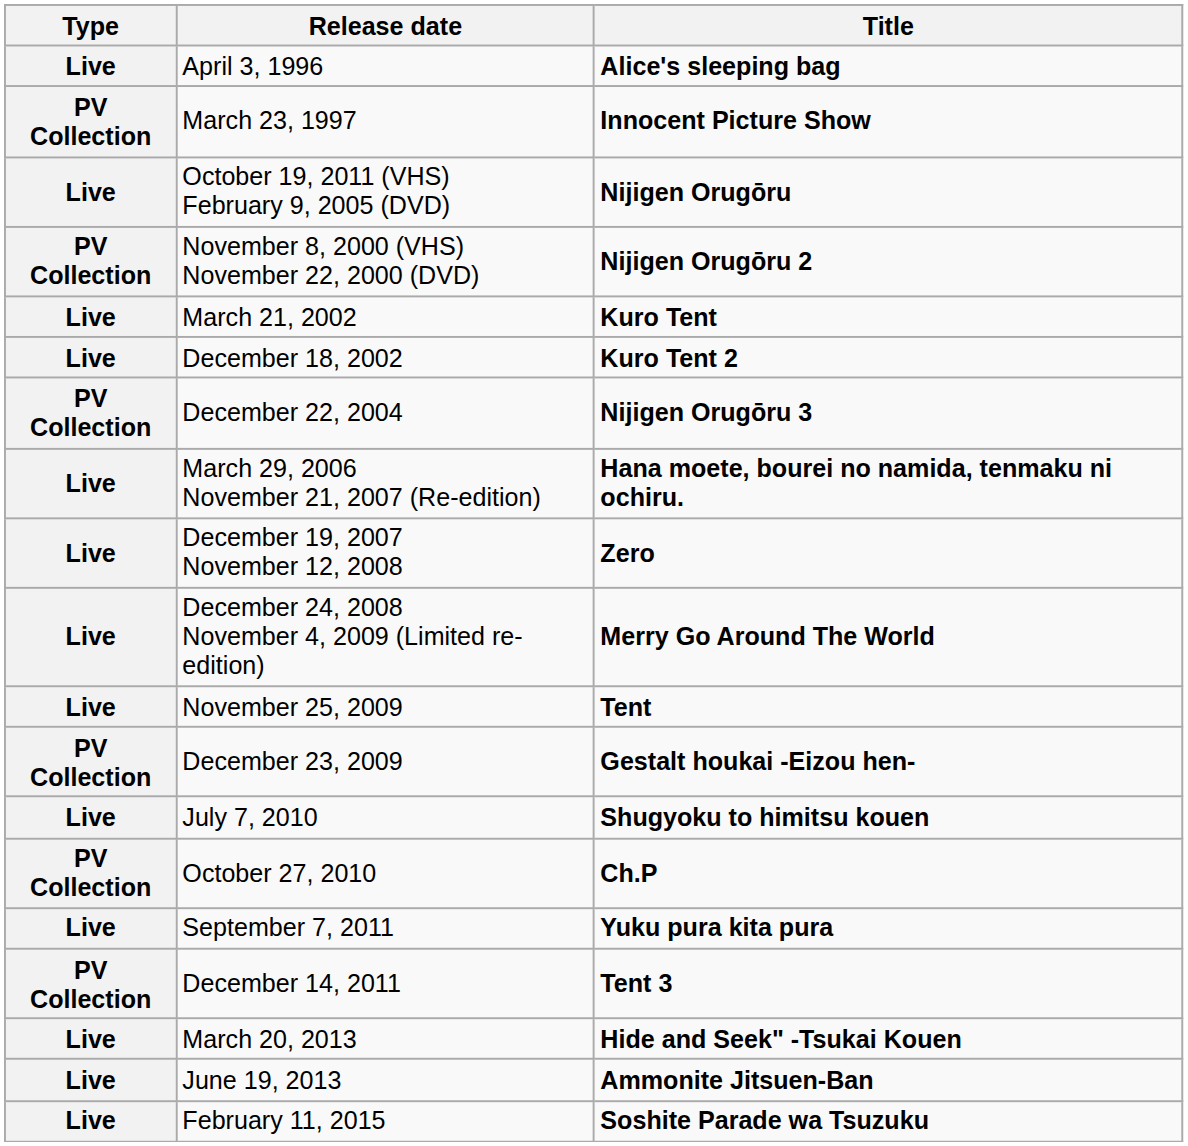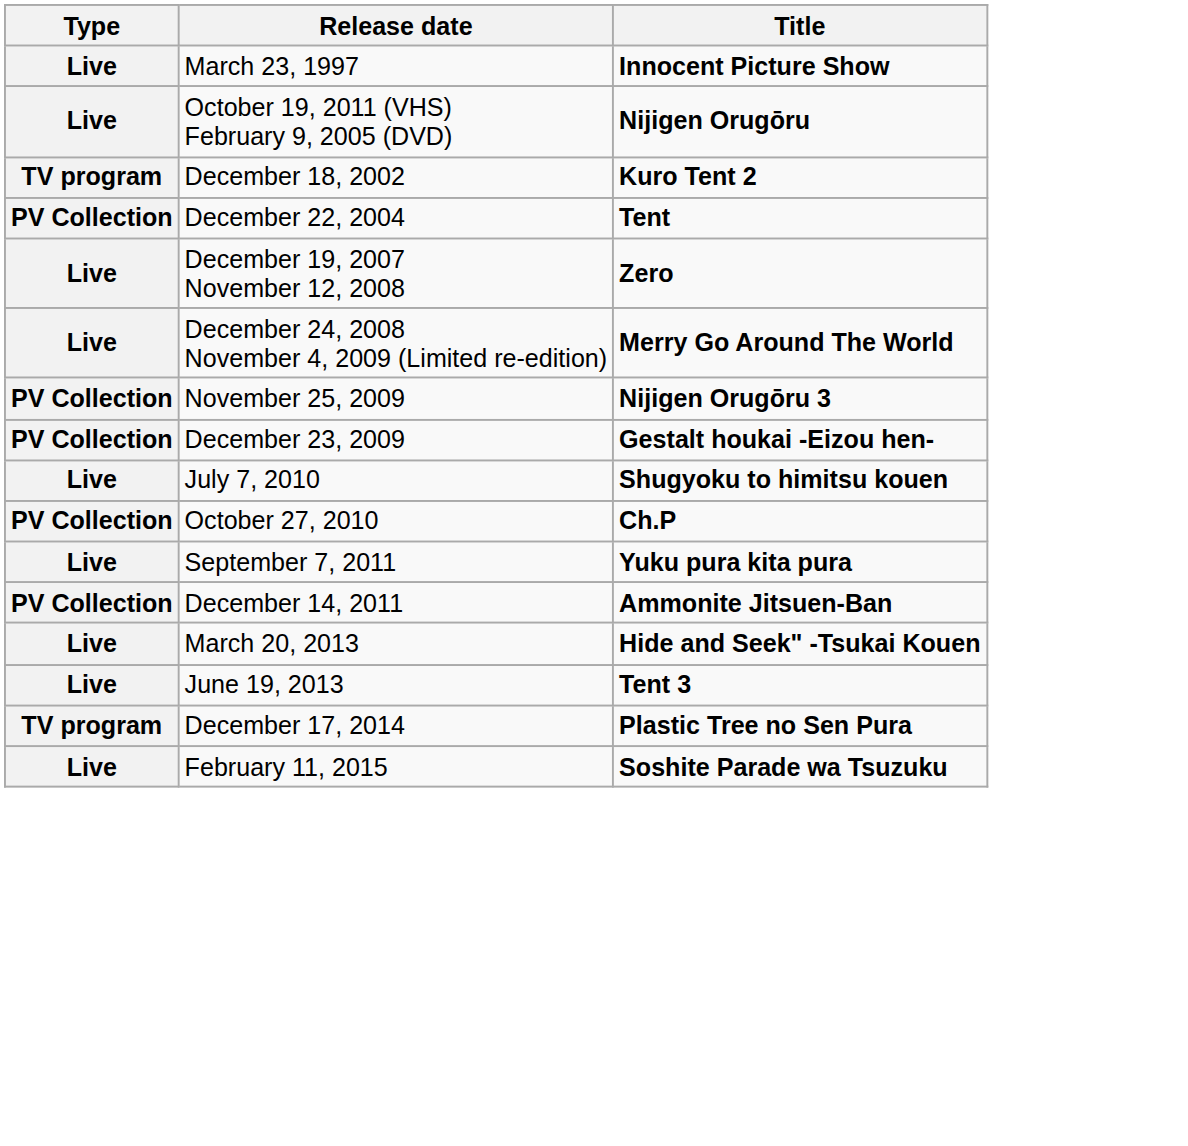- row: (253, 66)
(91, 122) PV Collection -> (92, 66) Live
- row: (331, 261)
- row: (270, 317)
(91, 358) Live -> (92, 177) TV program
(706, 413) Nijigen Orugōru 3 -> (645, 218) Tent
- row: (362, 483)
(91, 707) Live -> (92, 399) PV Collection
(626, 707) Tent -> (725, 399) Nijigen Orugōru 3
(636, 984) Tent 3 -> (756, 603) Ammonite Jitsuen-Ban
(737, 1080) Ammonite Jitsuen-Ban -> (655, 685) Tent 3
+ row: (295, 726)
